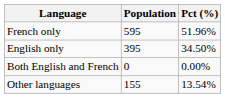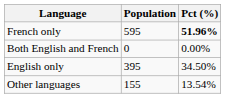(198, 31) normal -> (199, 31) bold
rows swapped: (35, 48) <-> (63, 66)
